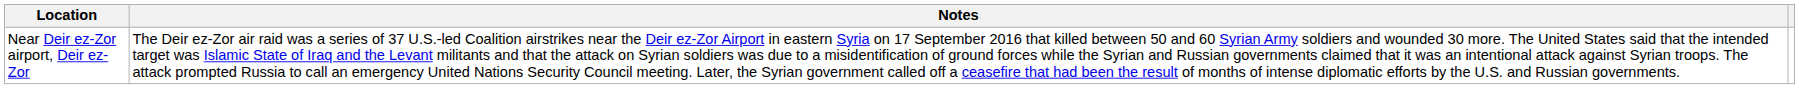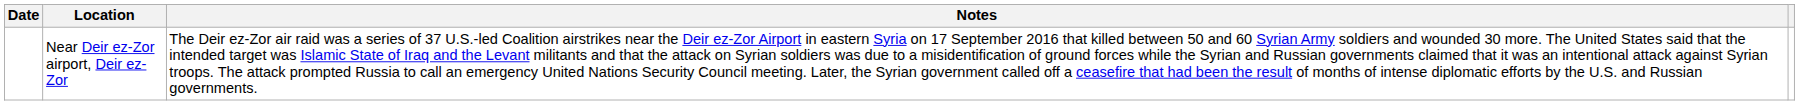+ column: (24, 16)
